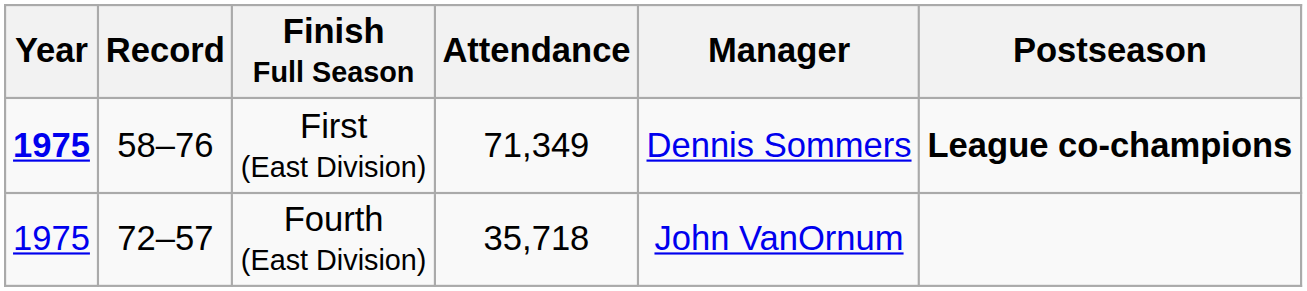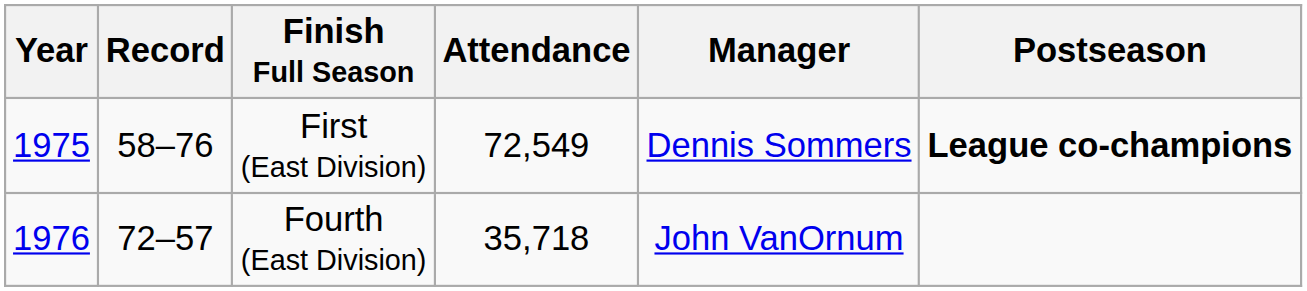(51, 145) bold -> (51, 145) normal
(536, 145) 71,349 -> (536, 145) 72,549
(51, 238) 1975 -> (51, 238) 1976
